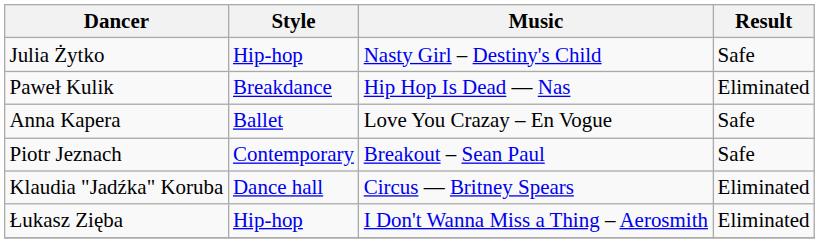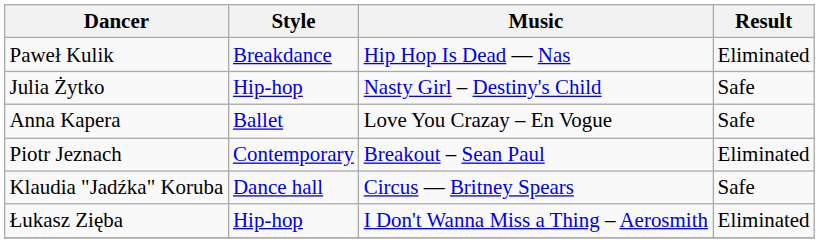rows swapped: (57, 54) <-> (62, 87)
(736, 154) Safe -> (764, 154) Eliminated
(764, 187) Eliminated -> (736, 187) Safe
